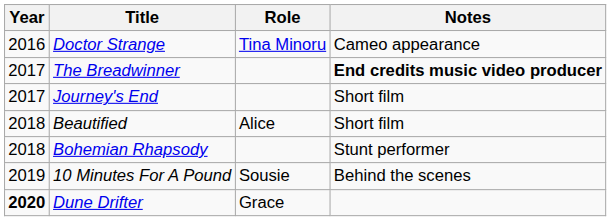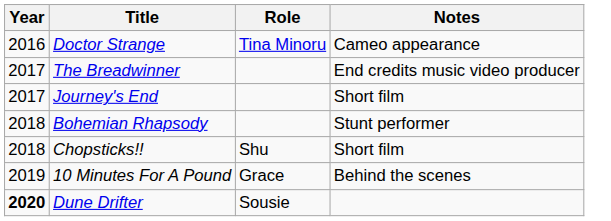(468, 70) bold -> (457, 70) normal
- row: (90, 123)
+ row: (98, 149)
(264, 176) Sousie -> (262, 176) Grace
(262, 202) Grace -> (264, 202) Sousie
